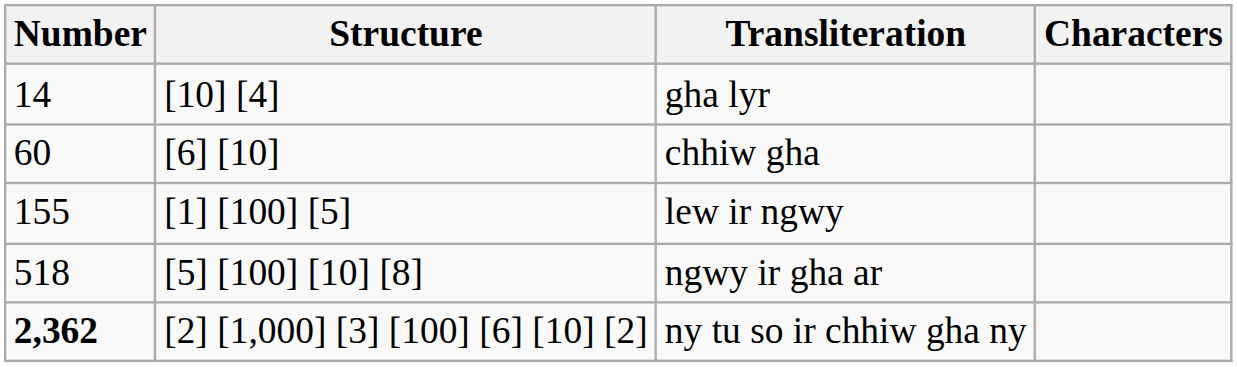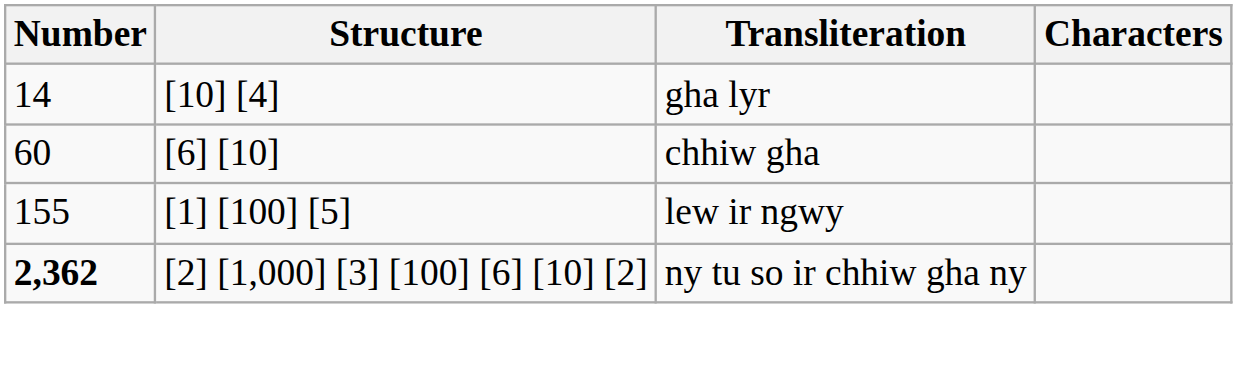- row: (774, 271)
